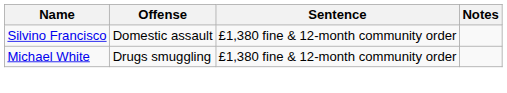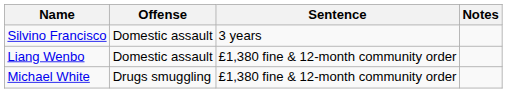(337, 35) £1,380 fine & 12-month community order -> (240, 35) 3 years
+ row: (46, 56)
